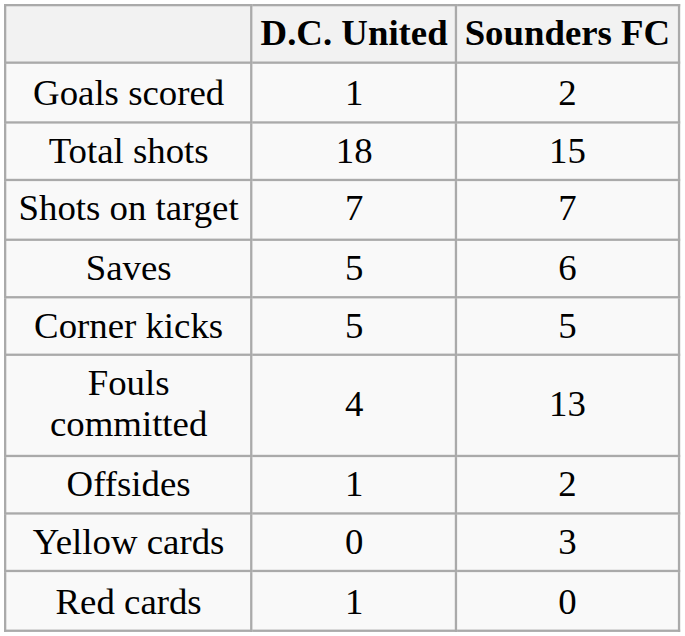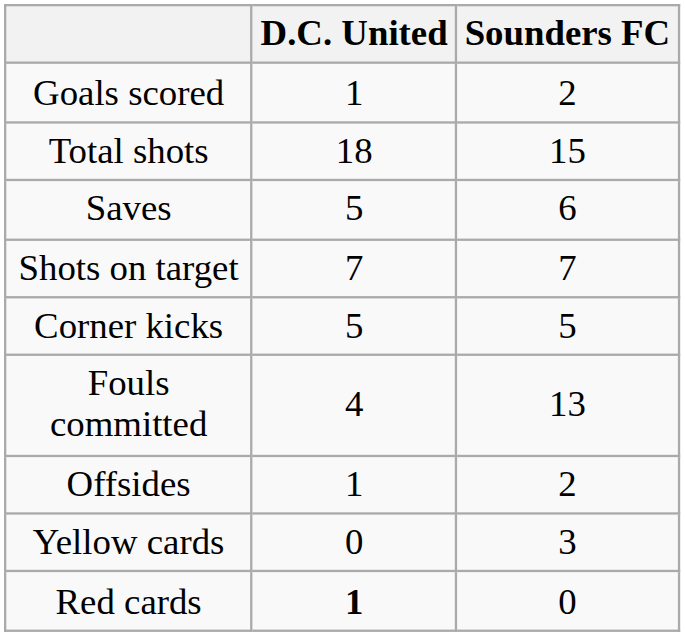rows swapped: (129, 208) <-> (129, 267)
(354, 600) normal -> (354, 600) bold
